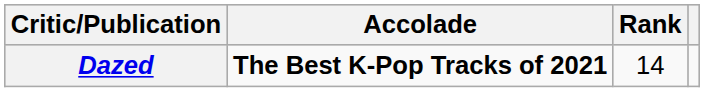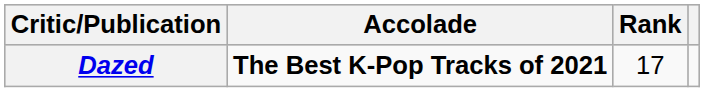(650, 65) 14 -> (650, 65) 17
